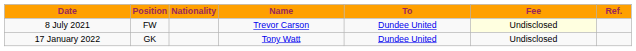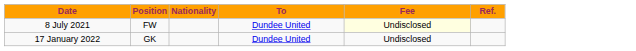- column: (281, 12)
